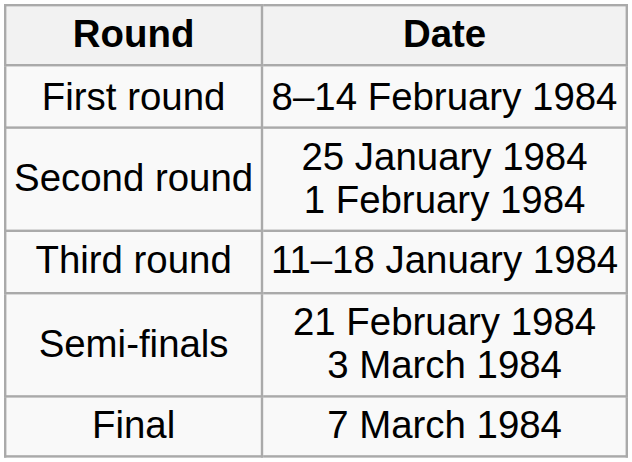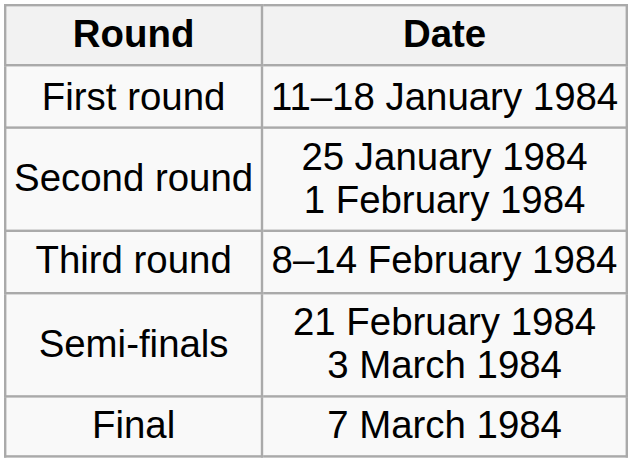(445, 95) 8–14 February 1984 -> (445, 95) 11–18 January 1984
(445, 260) 11–18 January 1984 -> (445, 260) 8–14 February 1984
